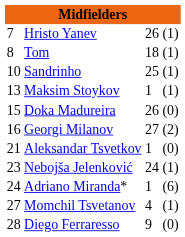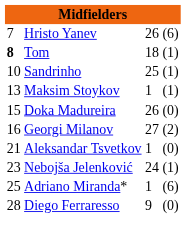(171, 33) (1) -> (171, 33) (6)
(10, 52) normal -> (10, 52) bold
(14, 186) 24 -> (14, 186) 25
- row: (80, 205)
